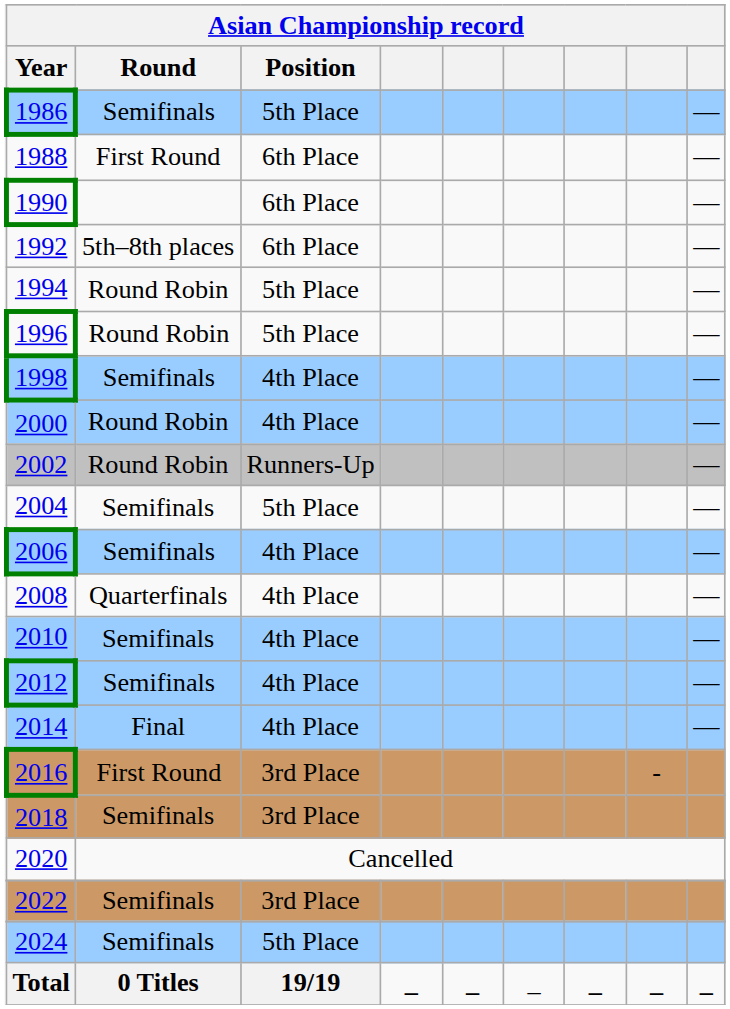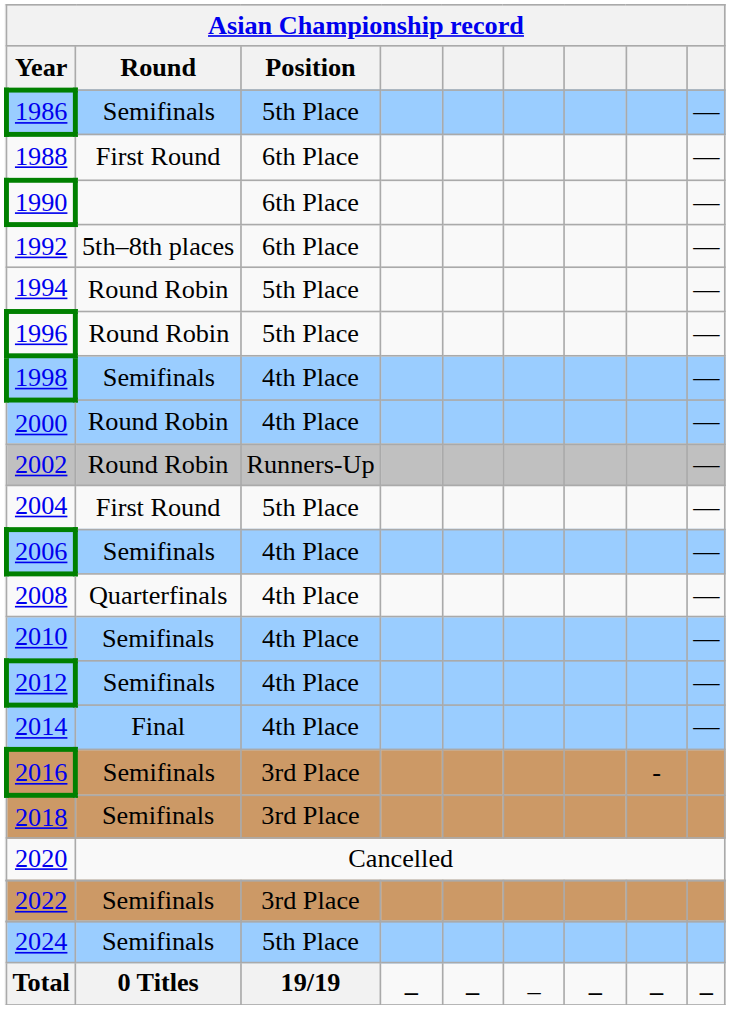(158, 506) Semifinals -> (158, 506) First Round
(159, 772) First Round -> (159, 772) Semifinals
